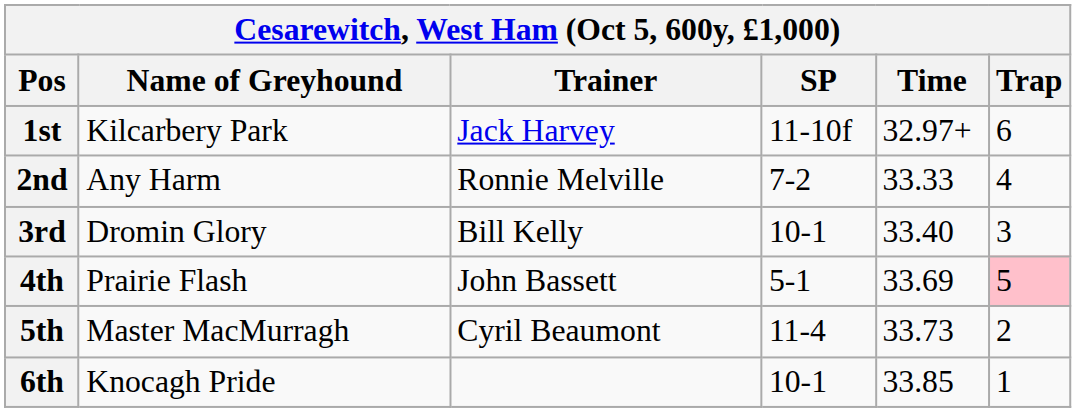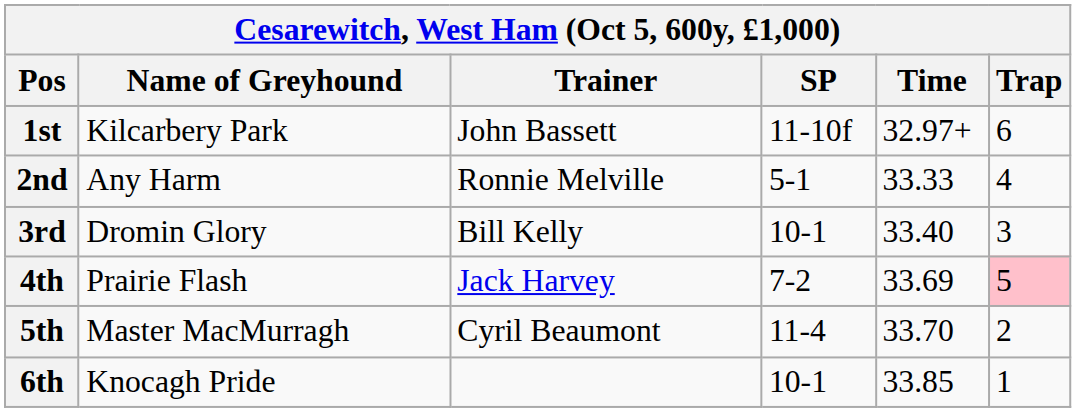(536, 130) Jack Harvey -> (537, 130) John Bassett
(790, 180) 7-2 -> (790, 180) 5-1
(537, 280) John Bassett -> (536, 280) Jack Harvey
(790, 280) 5-1 -> (790, 280) 7-2
(918, 331) 33.73 -> (918, 331) 33.70
